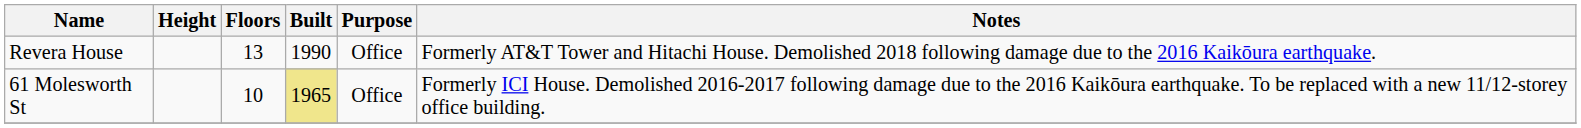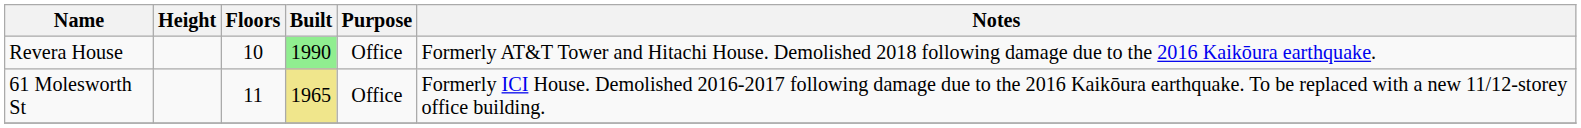(253, 52) 13 -> (253, 52) 10
(311, 52) no background -> (311, 52) lightgreen background
(253, 95) 10 -> (253, 95) 11
